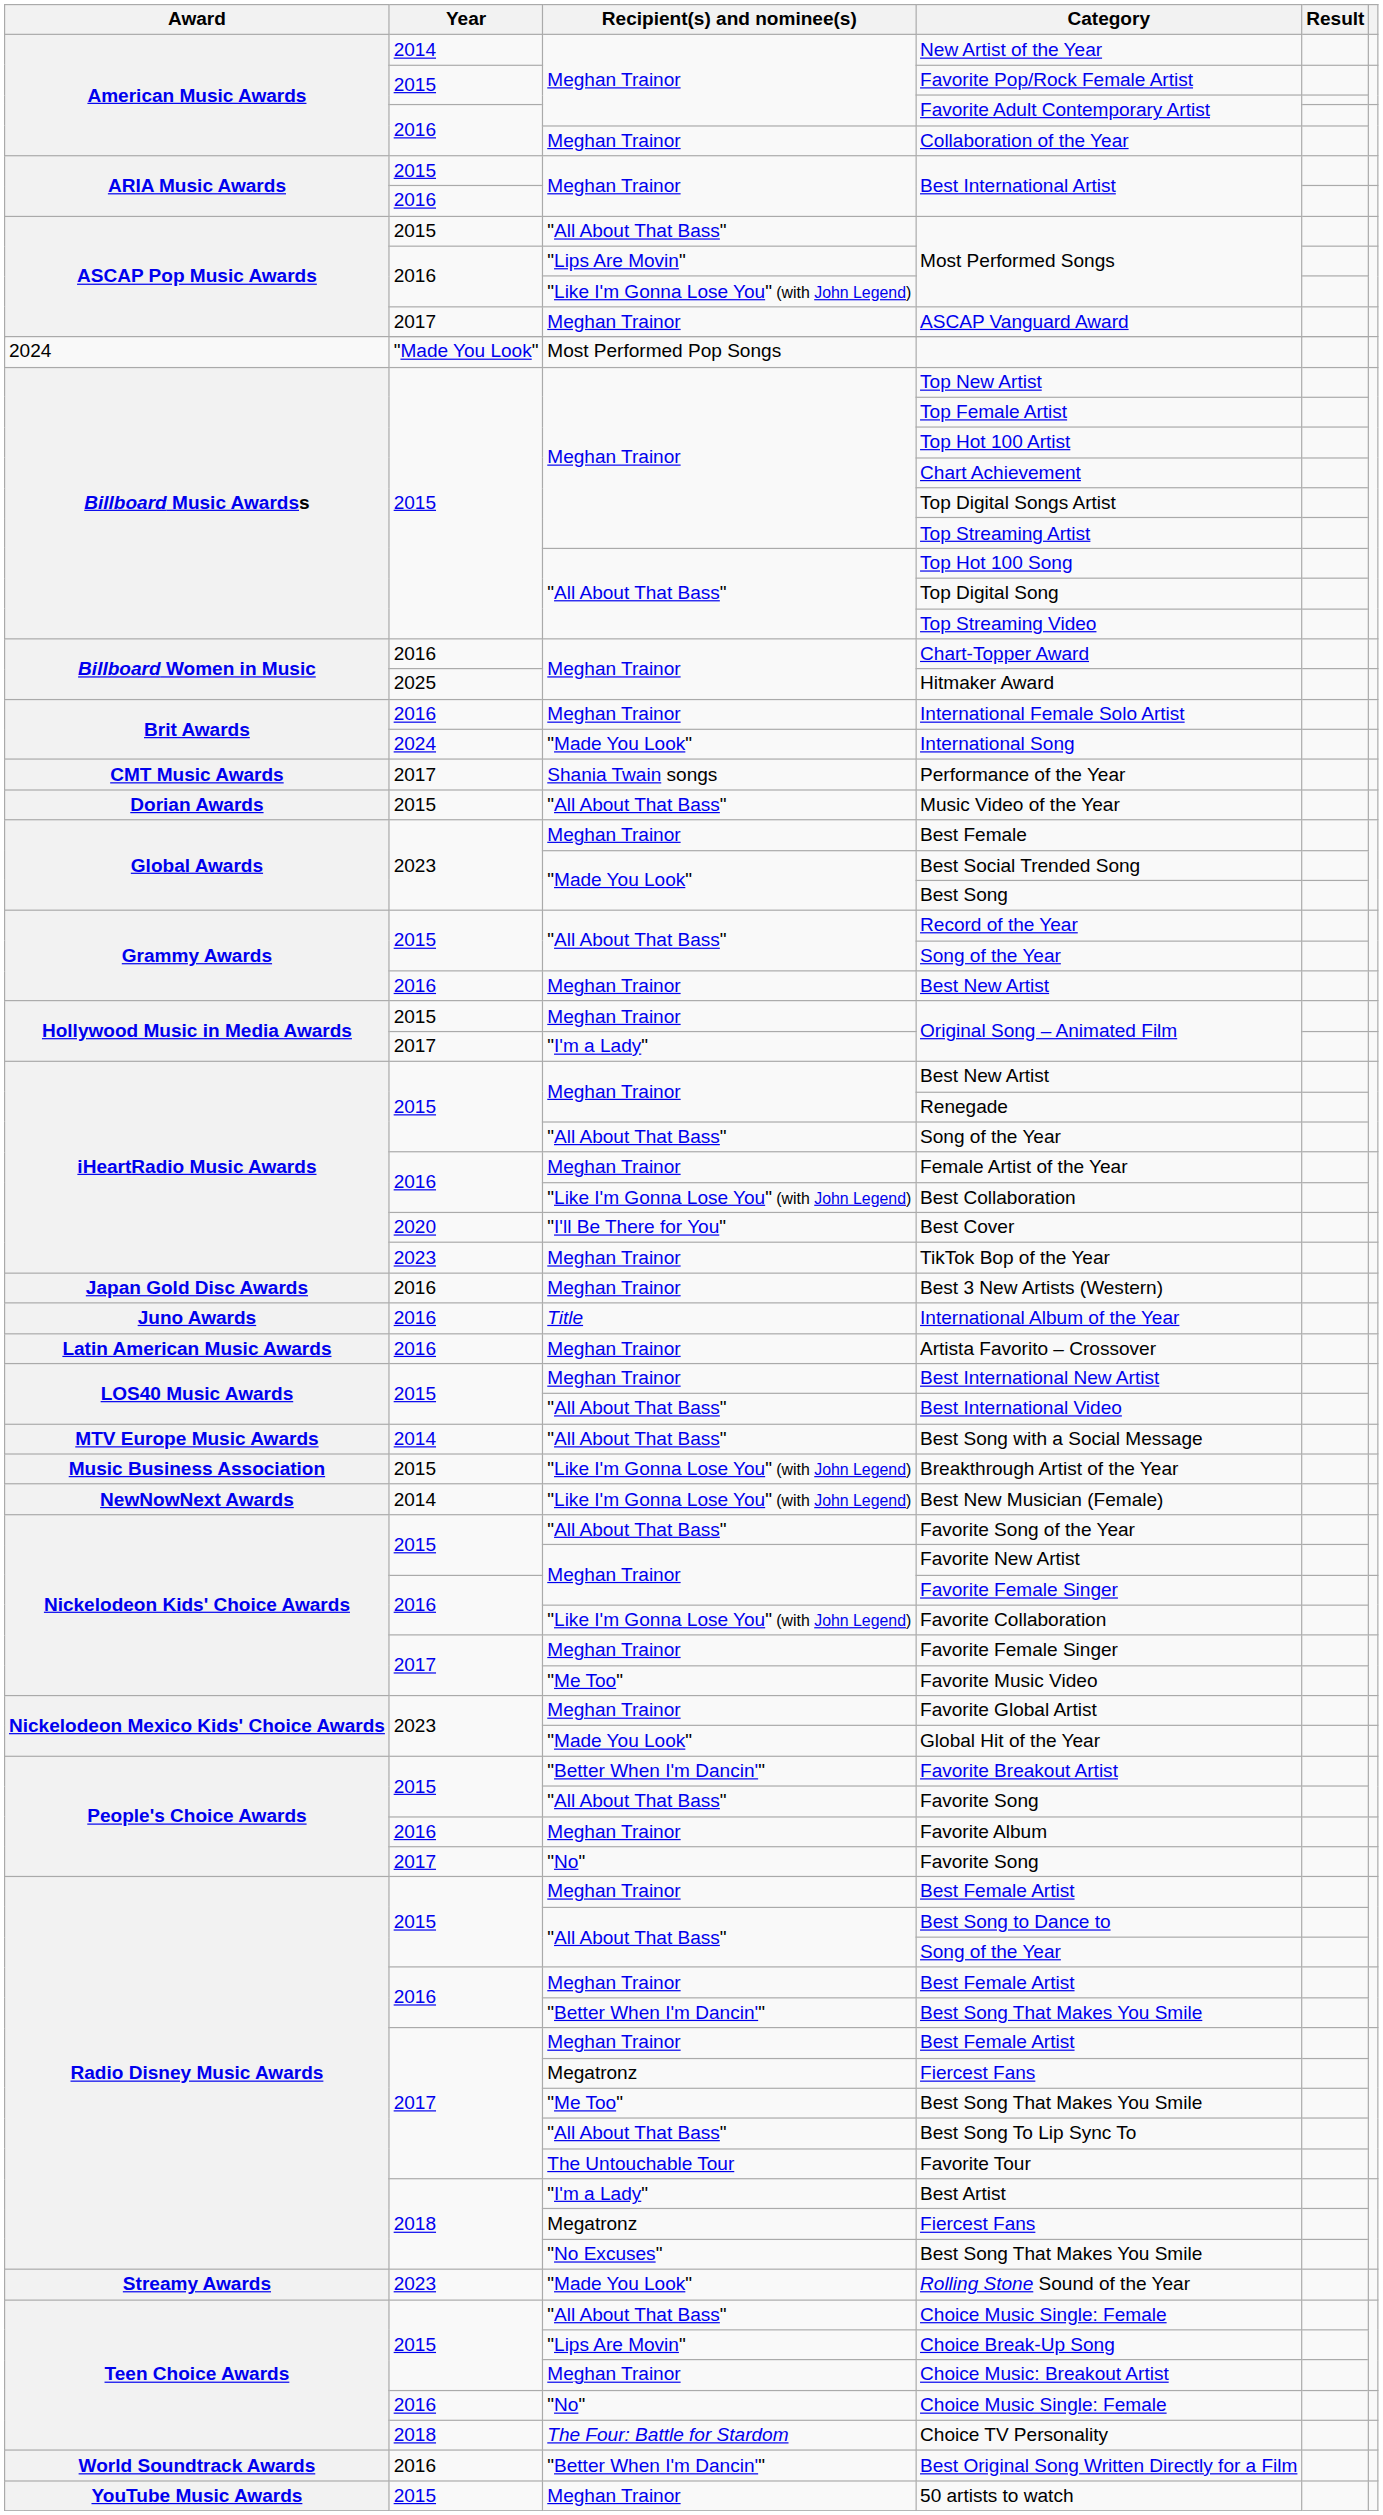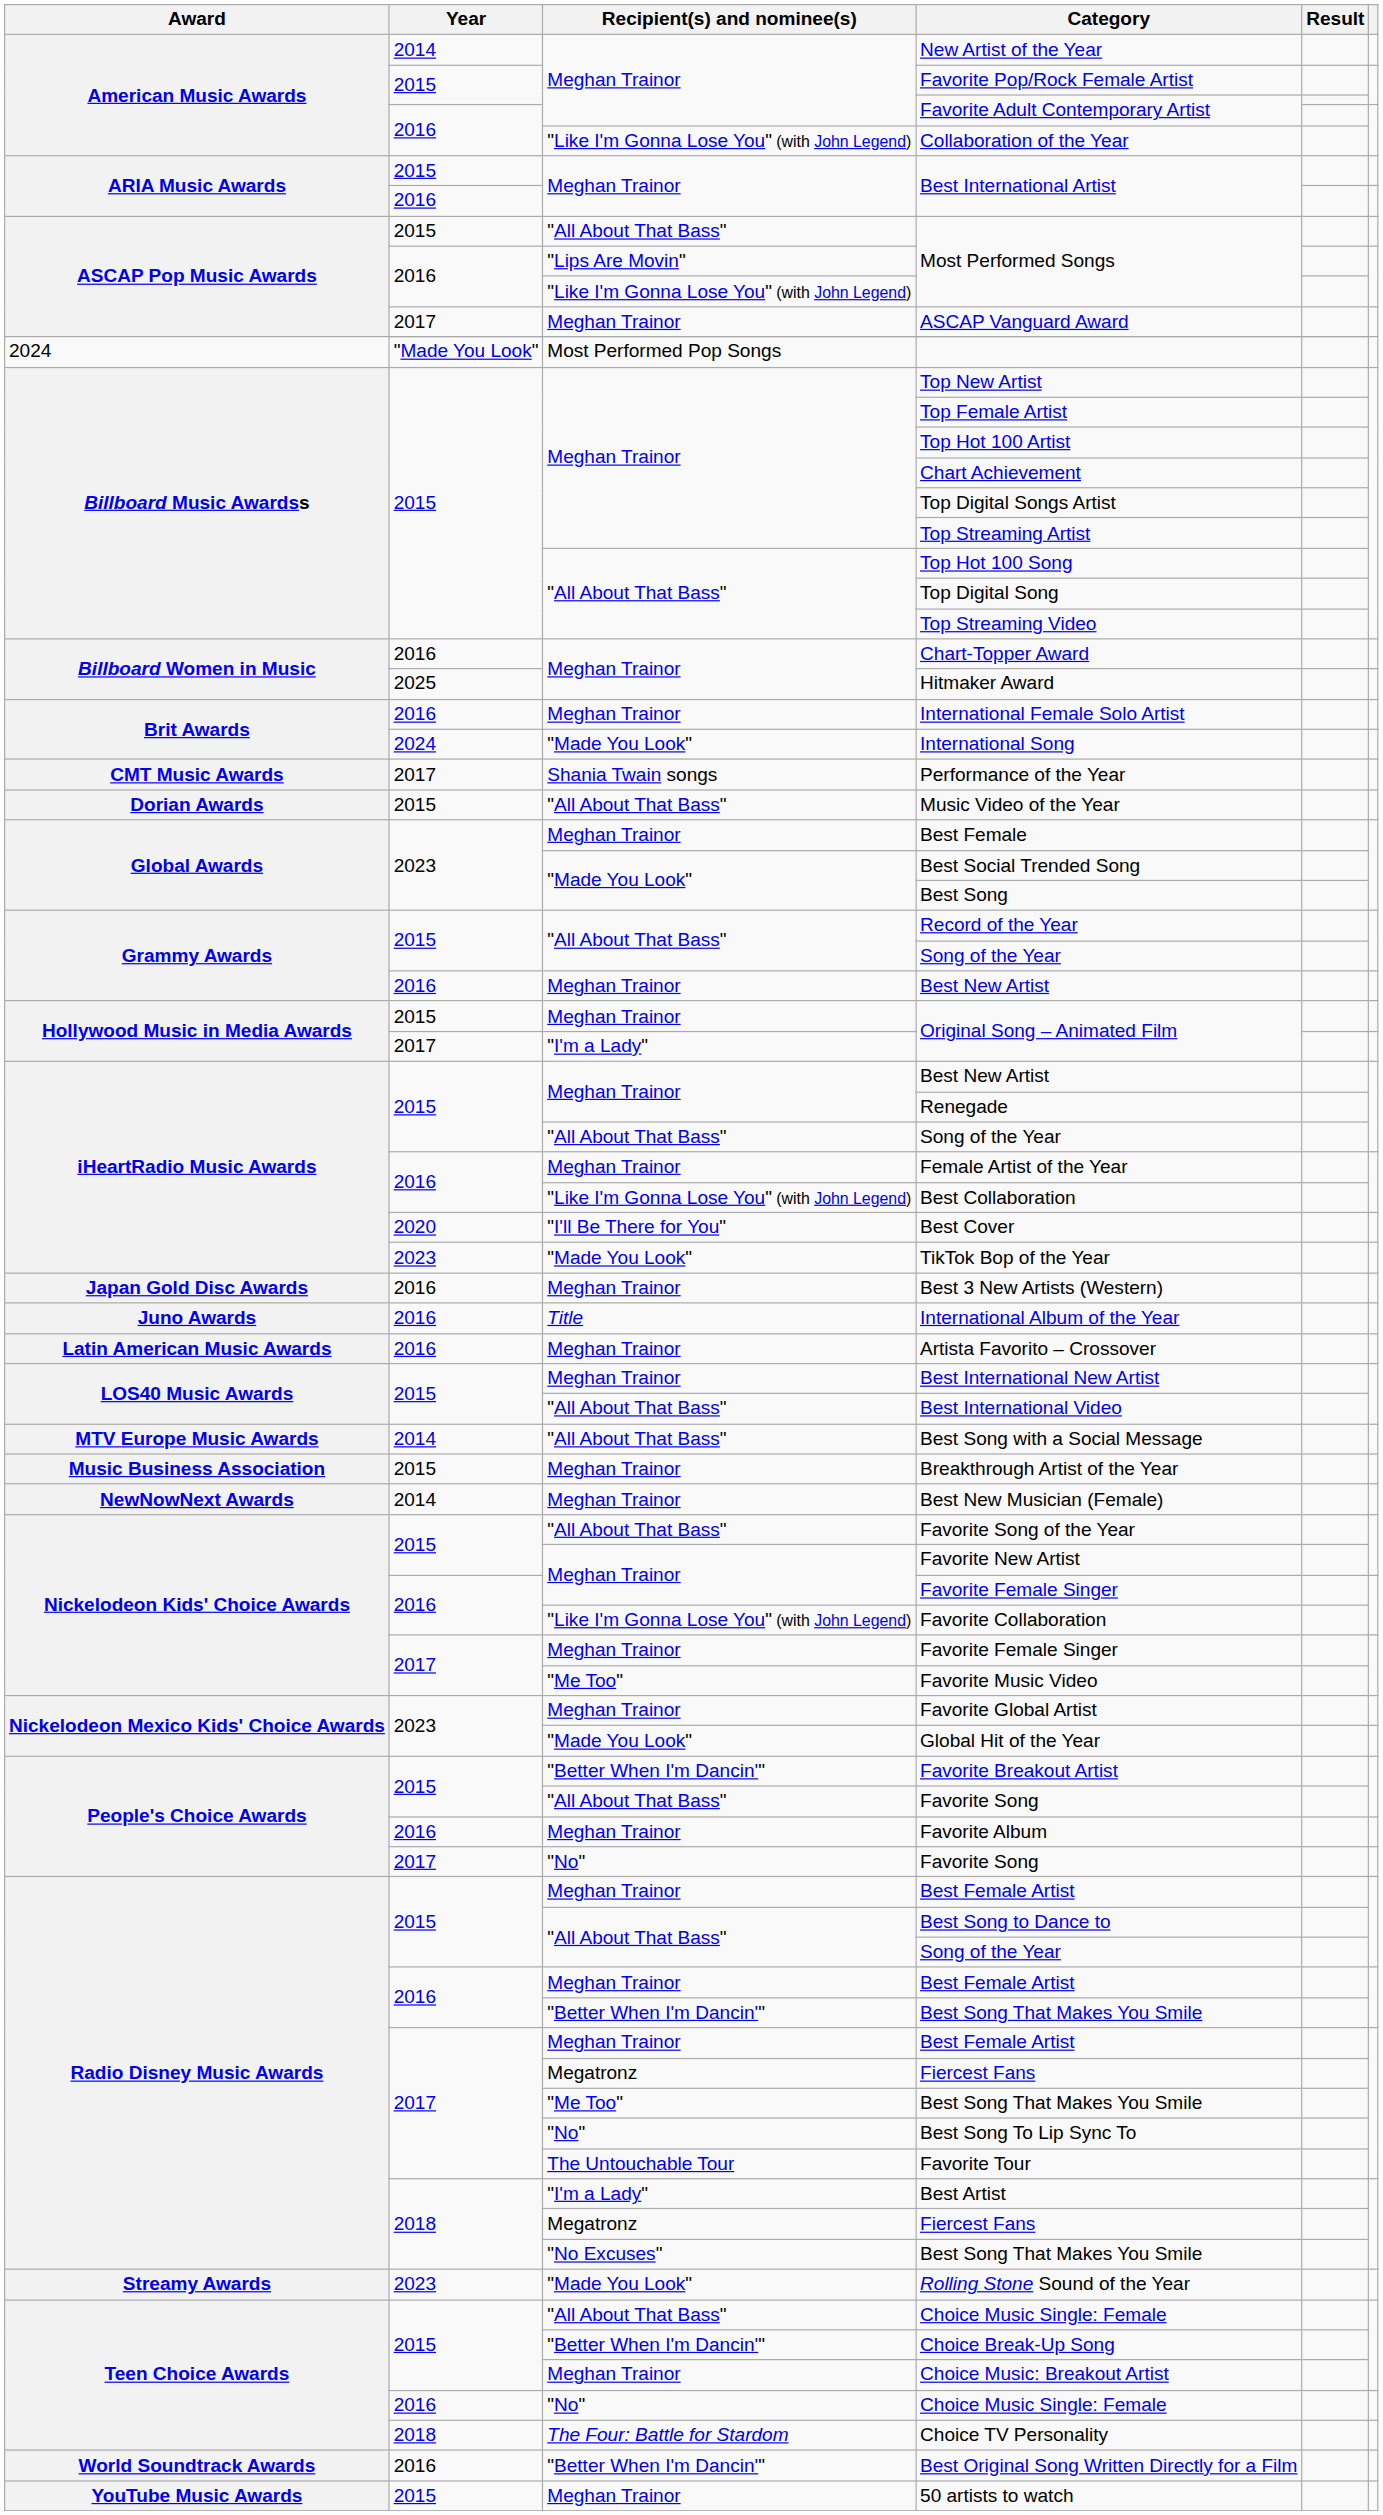(614, 140) Meghan Trainor -> (729, 140) "Like I'm Gonna Lose You" (with John Legend)
(614, 1257) Meghan Trainor -> (620, 1257) "Made You Look"
(729, 1469) "Like I'm Gonna Lose You" (with John Legend) -> (614, 1469) Meghan Trainor
(729, 1499) "Like I'm Gonna Lose You" (with John Legend) -> (614, 1499) Meghan Trainor
(637, 2133) "All About That Bass" -> (566, 2133) "No"
(616, 2344) "Lips Are Movin" -> (656, 2344) "Better When I'm Dancin'"
